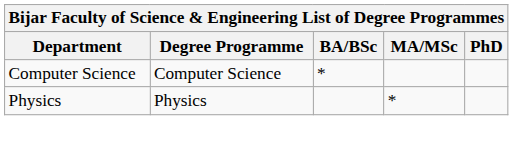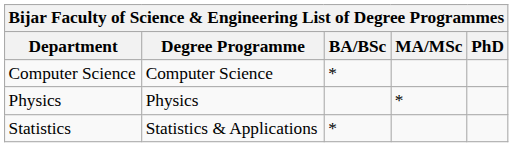+ row: (40, 127)
